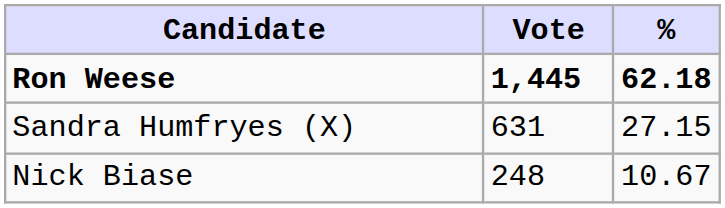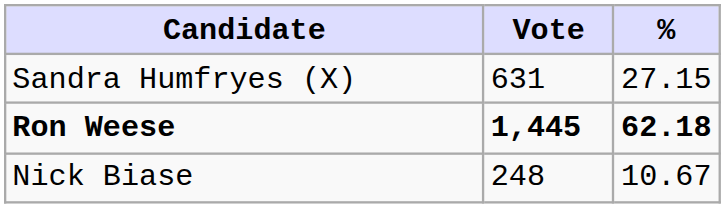rows swapped: (94, 79) <-> (184, 128)
